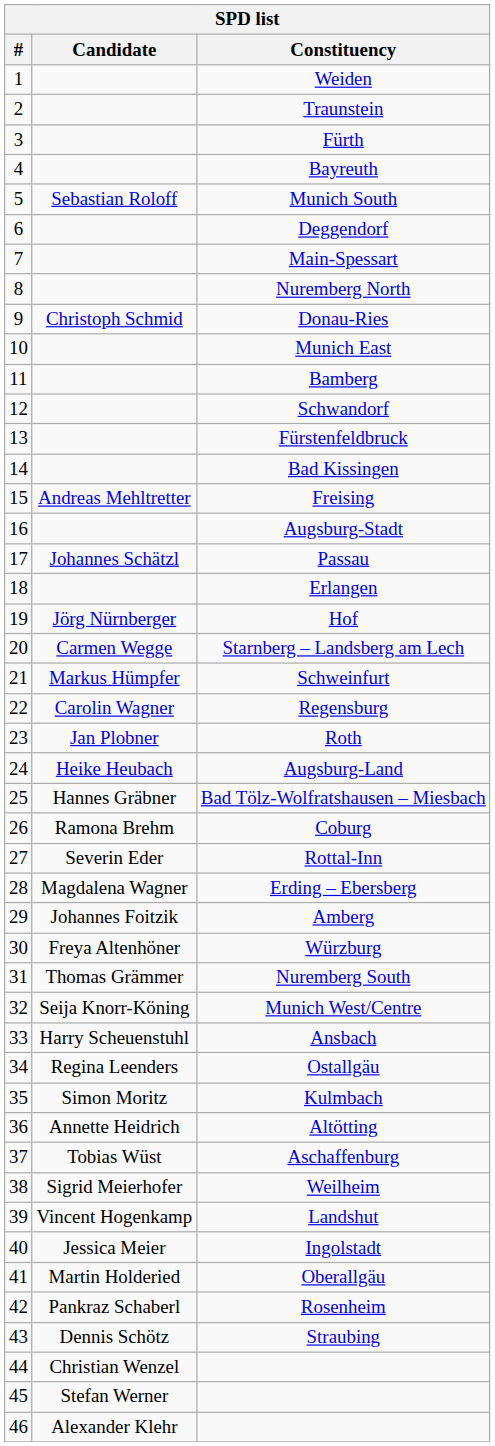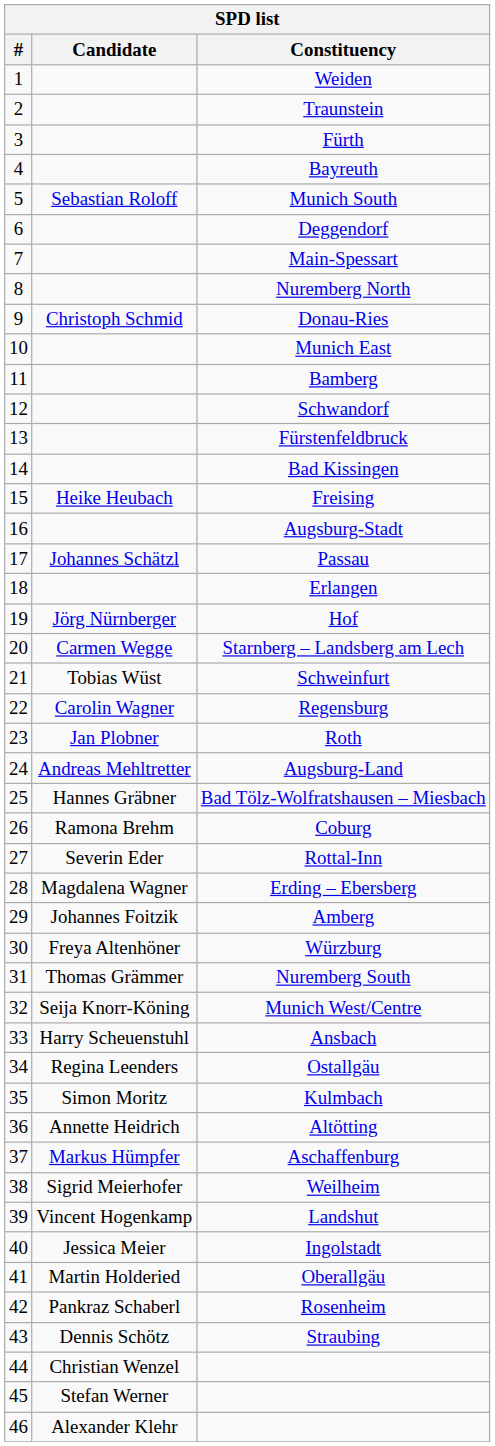(114, 498) Andreas Mehltretter -> (114, 498) Heike Heubach
(114, 678) Markus Hümpfer -> (114, 678) Tobias Wüst
(114, 768) Heike Heubach -> (114, 768) Andreas Mehltretter
(114, 1157) Tobias Wüst -> (114, 1157) Markus Hümpfer
